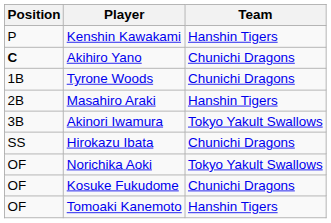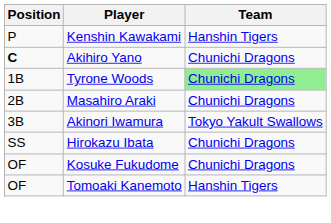(241, 79) no background -> (241, 79) lightgreen background
(233, 100) Hanshin Tigers -> (241, 100) Chunichi Dragons
- row: (109, 164)
